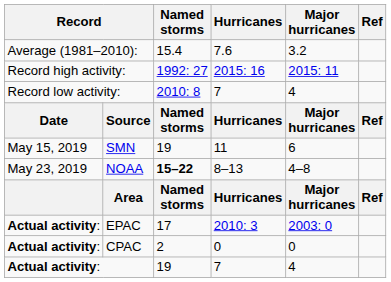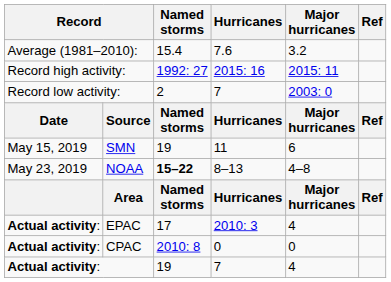(179, 92) 2010: 8 -> (160, 92) 2
(292, 92) 4 -> (310, 92) 2003: 0
(310, 225) 2003: 0 -> (292, 225) 4
(160, 246) 2 -> (179, 246) 2010: 8
